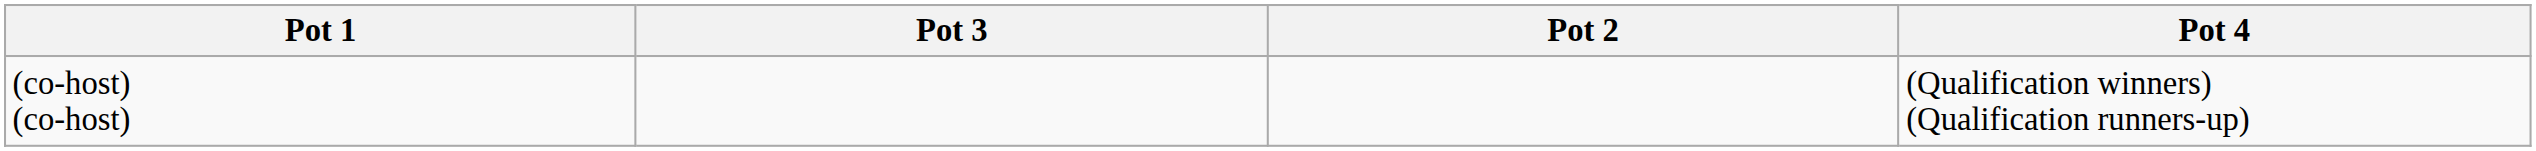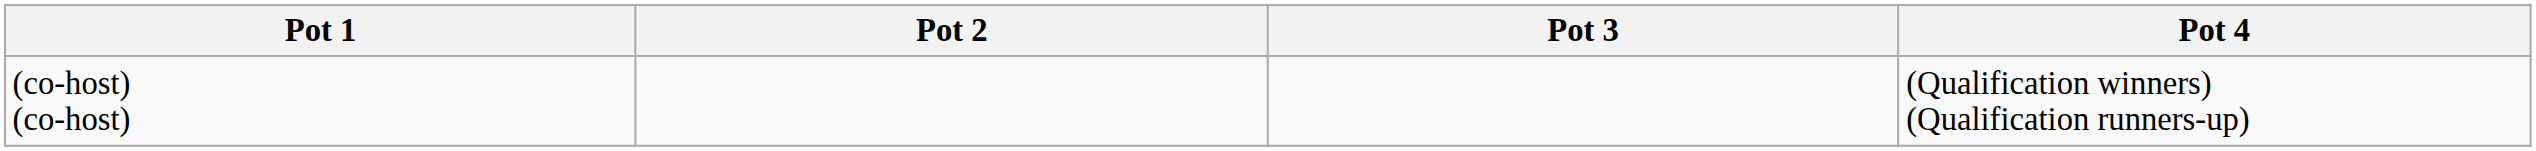columns swapped: (1583, 30) <-> (952, 30)
